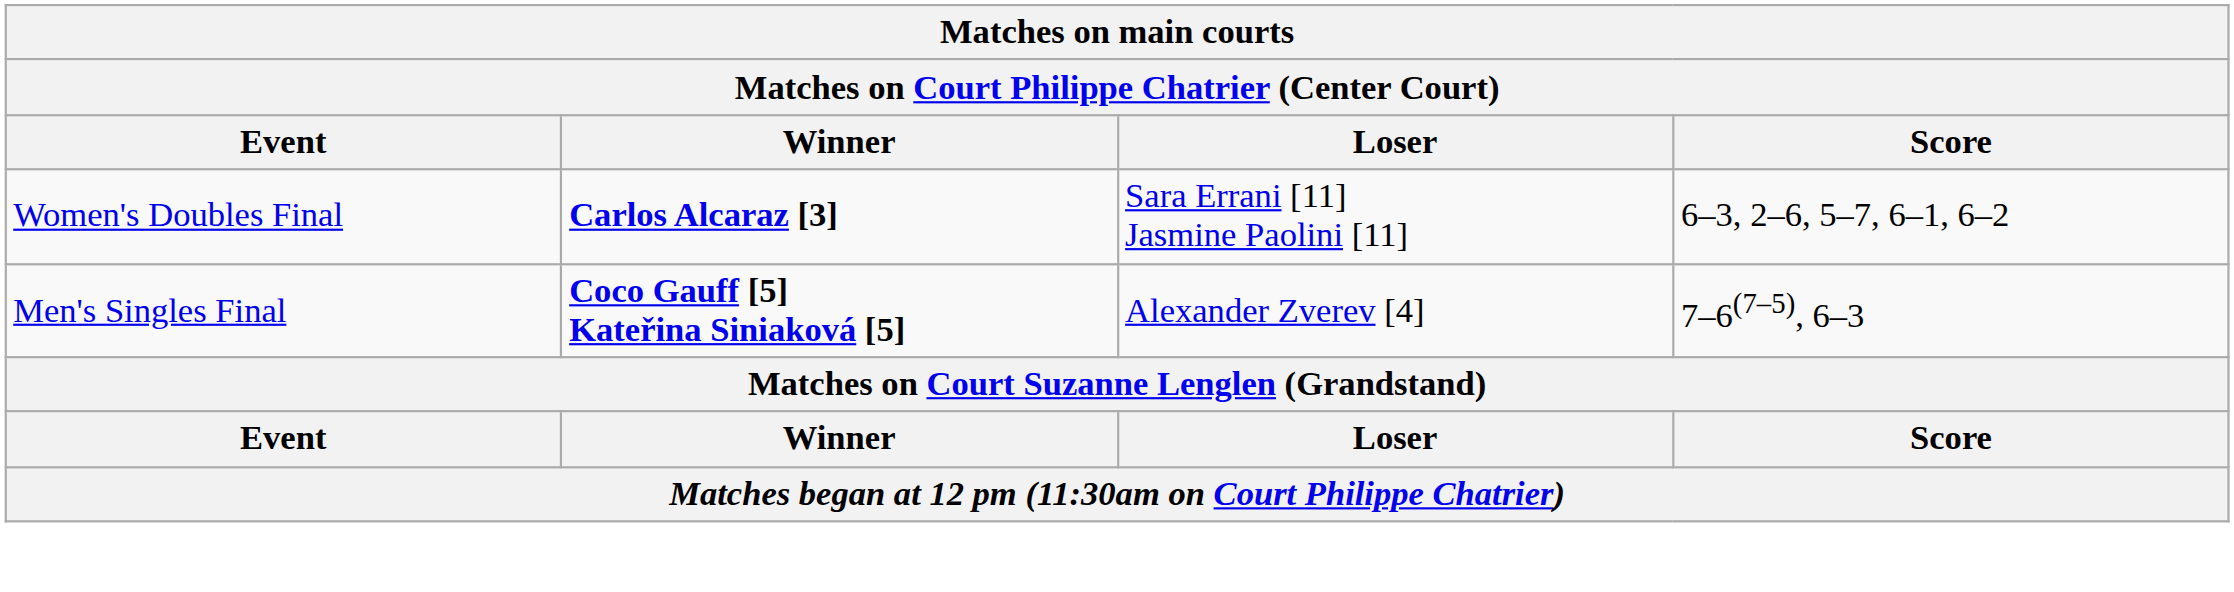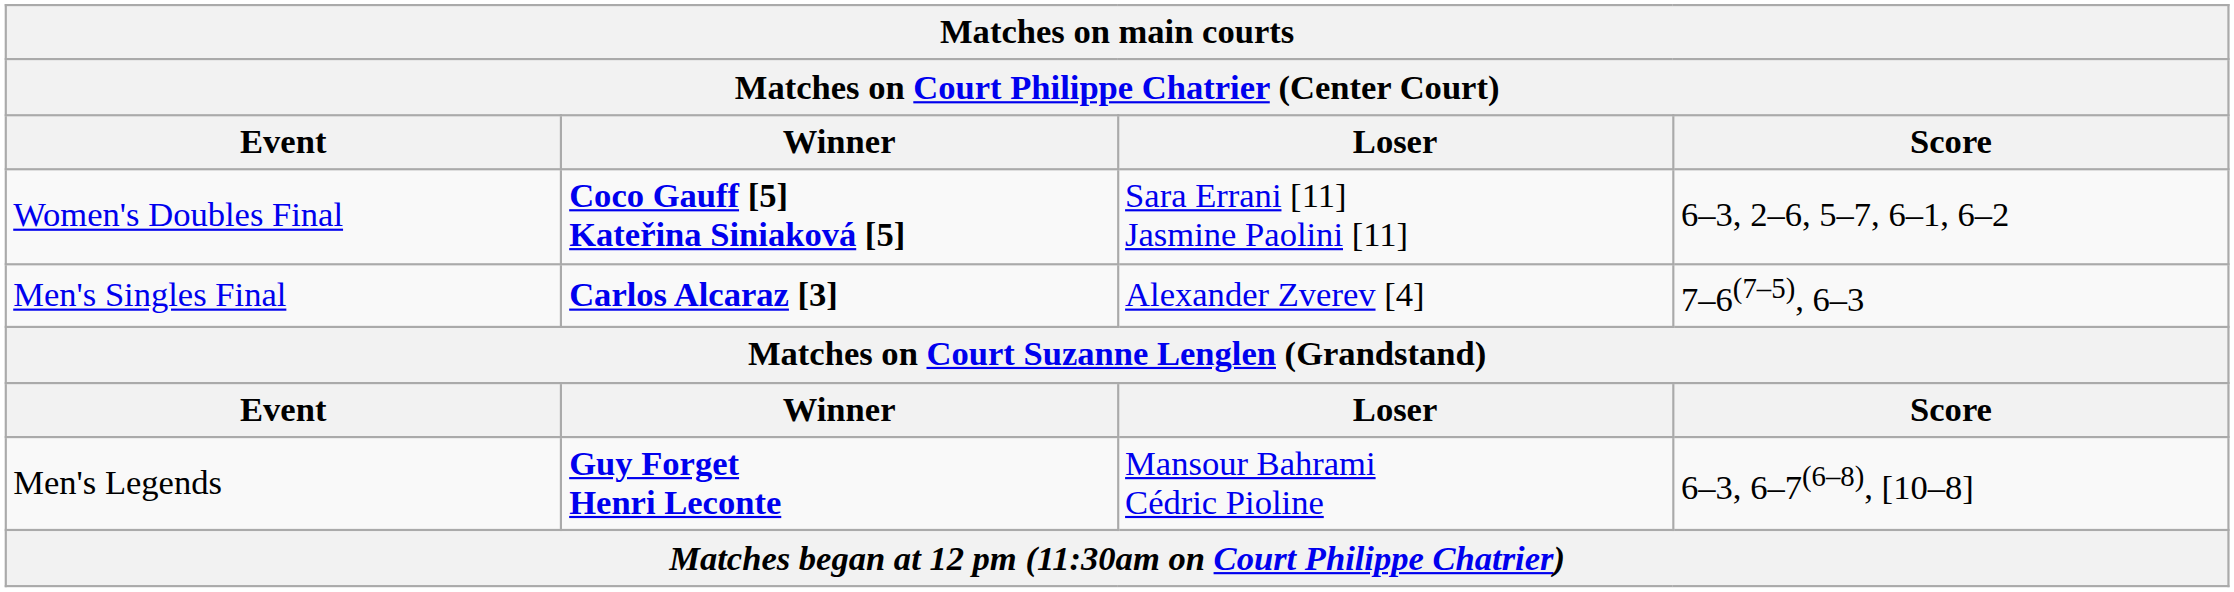(704, 215) Carlos Alcaraz [3] -> (737, 215) Coco Gauff [5] Kateřina Siniaková [5]
(737, 309) Coco Gauff [5] Kateřina Siniaková [5] -> (704, 294) Carlos Alcaraz [3]
+ row: (118, 483)
